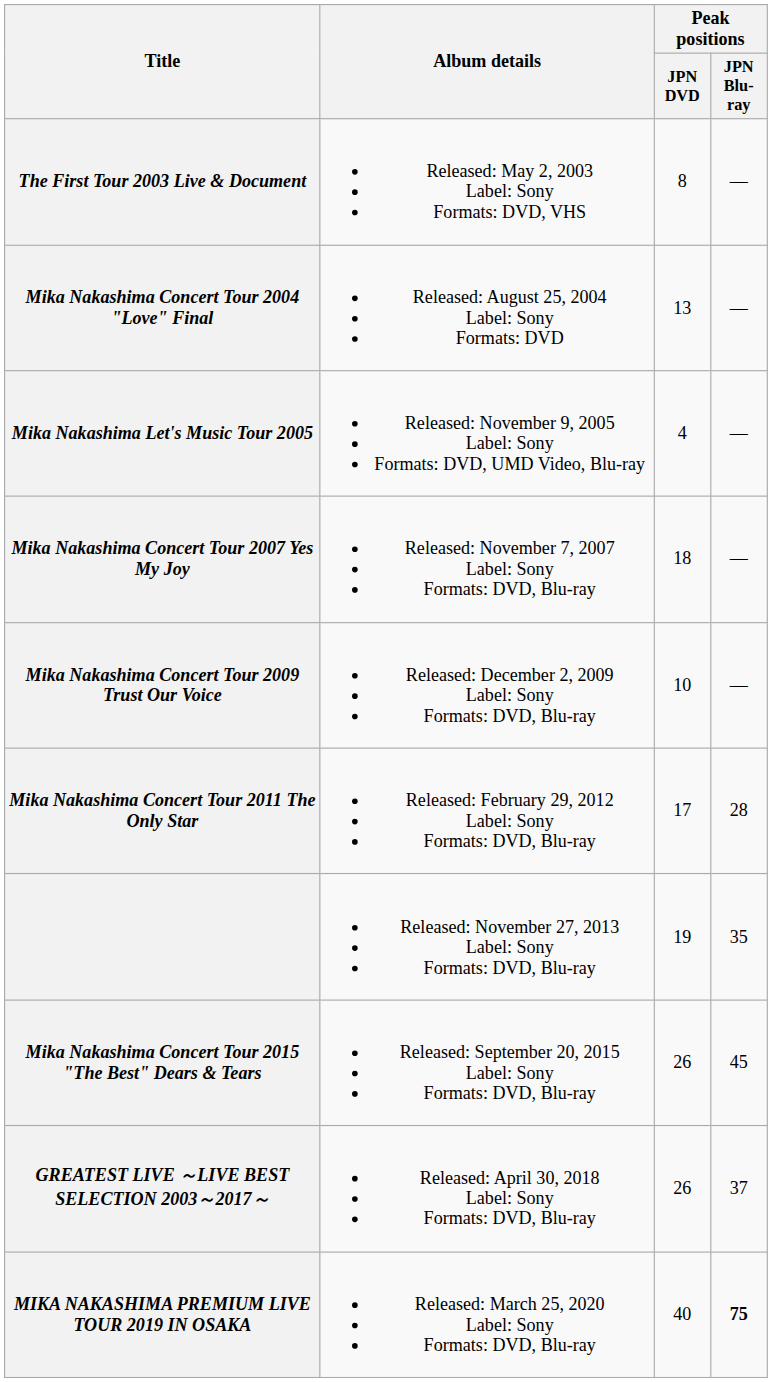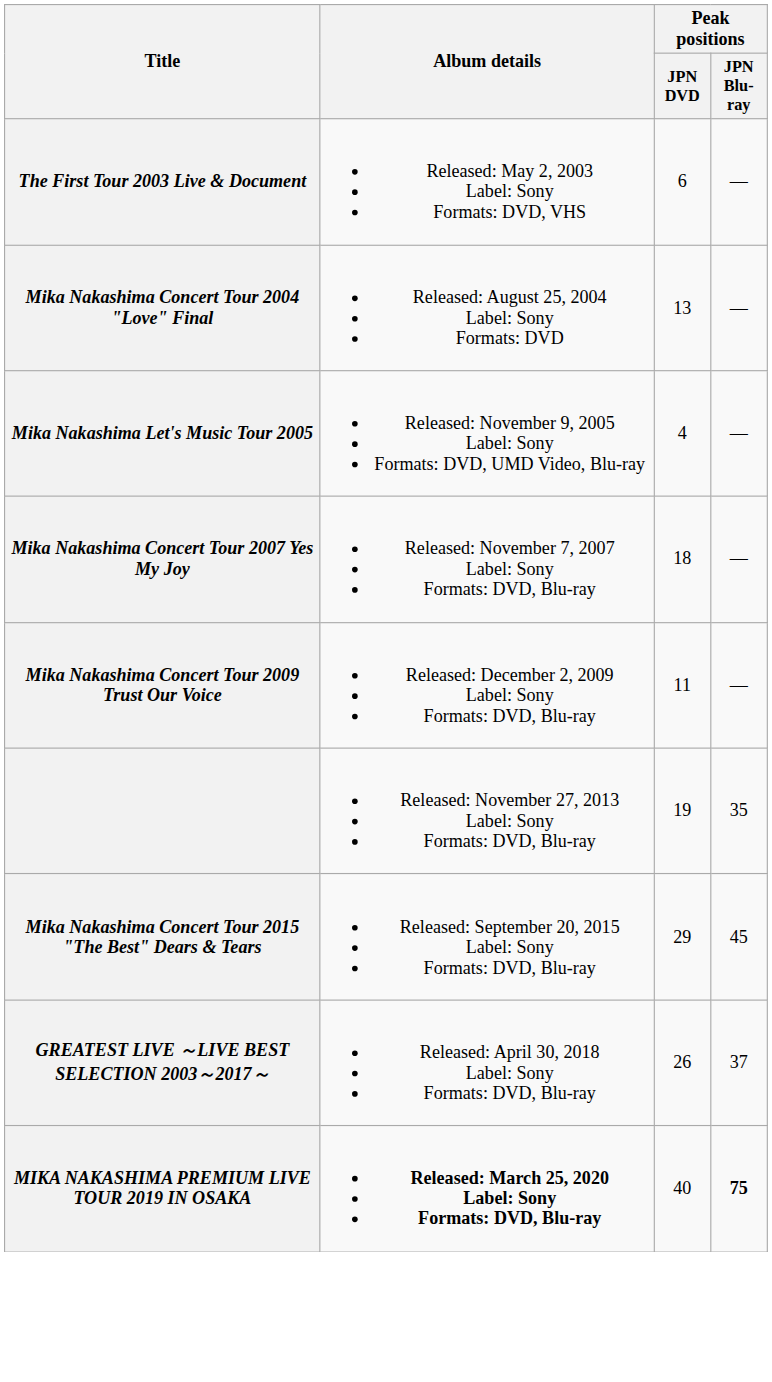(682, 181) 8 -> (682, 181) 6
(682, 685) 10 -> (682, 685) 11
- row: (162, 810)
(682, 1062) 26 -> (682, 936) 29
(487, 1325) normal -> (487, 1199) bold
